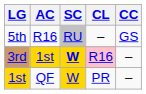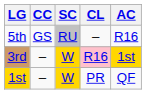columns swapped: (45, 15) <-> (129, 15)
(73, 57) bold -> (68, 57) normal
